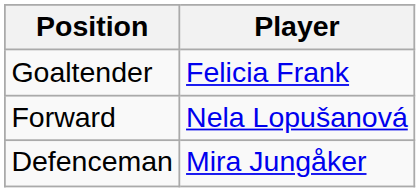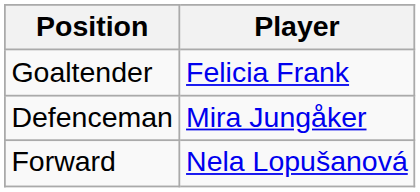rows swapped: (92, 162) <-> (64, 117)
